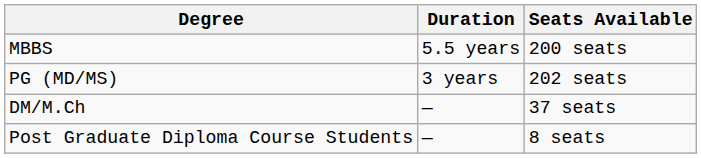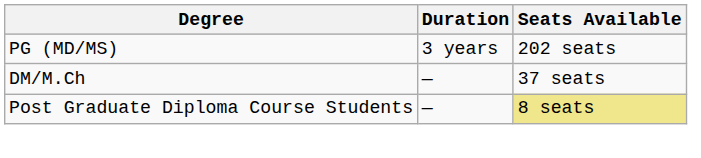- row: (31, 49)
(567, 138) no background -> (556, 109) khaki background
